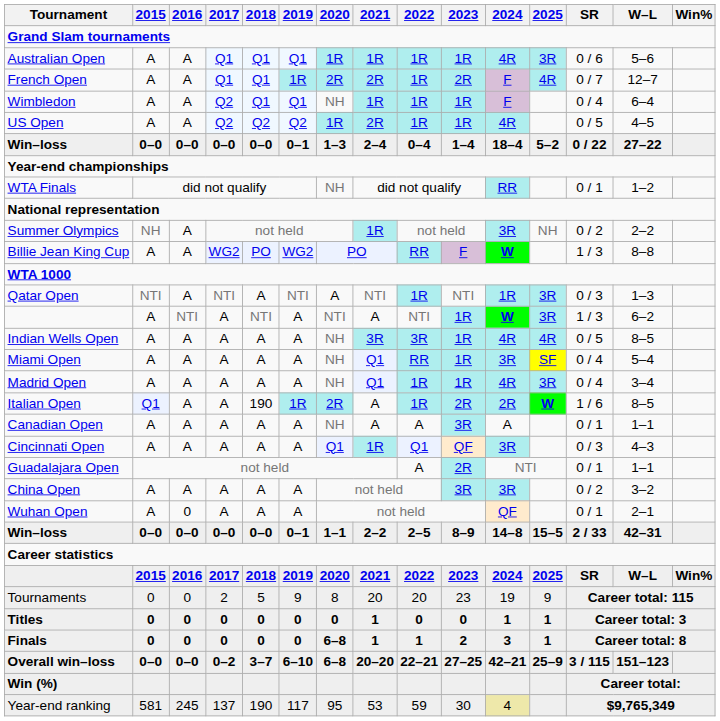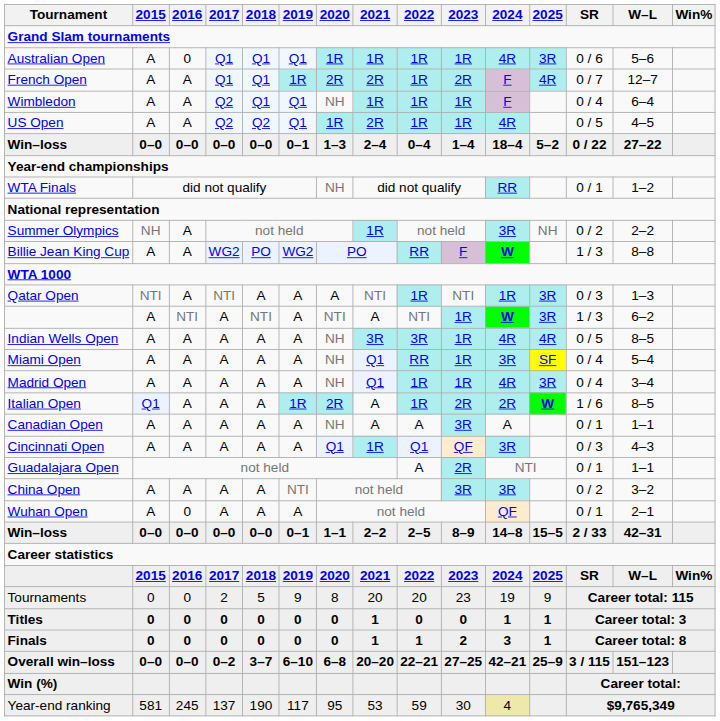(187, 58) A -> (187, 58) 0
(298, 123) Q2 -> (298, 123) Q1
(298, 295) NTI -> (298, 295) A
(261, 403) 190 -> (261, 403) A
(298, 489) A -> (298, 489) NTI
(335, 640) 6–8 -> (335, 640) 0
